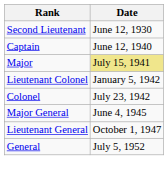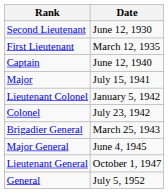+ row: (40, 46)
(121, 63) khaki background -> (121, 79) no background
+ row: (45, 130)
